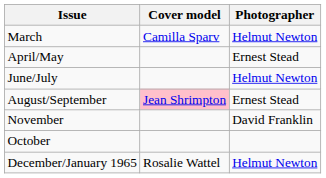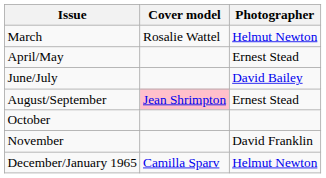(181, 36) Camilla Sparv -> (182, 36) Rosalie Wattel
(275, 78) Helmut Newton -> (267, 78) David Bailey
rows swapped: (29, 141) <-> (36, 120)
(182, 162) Rosalie Wattel -> (181, 162) Camilla Sparv
